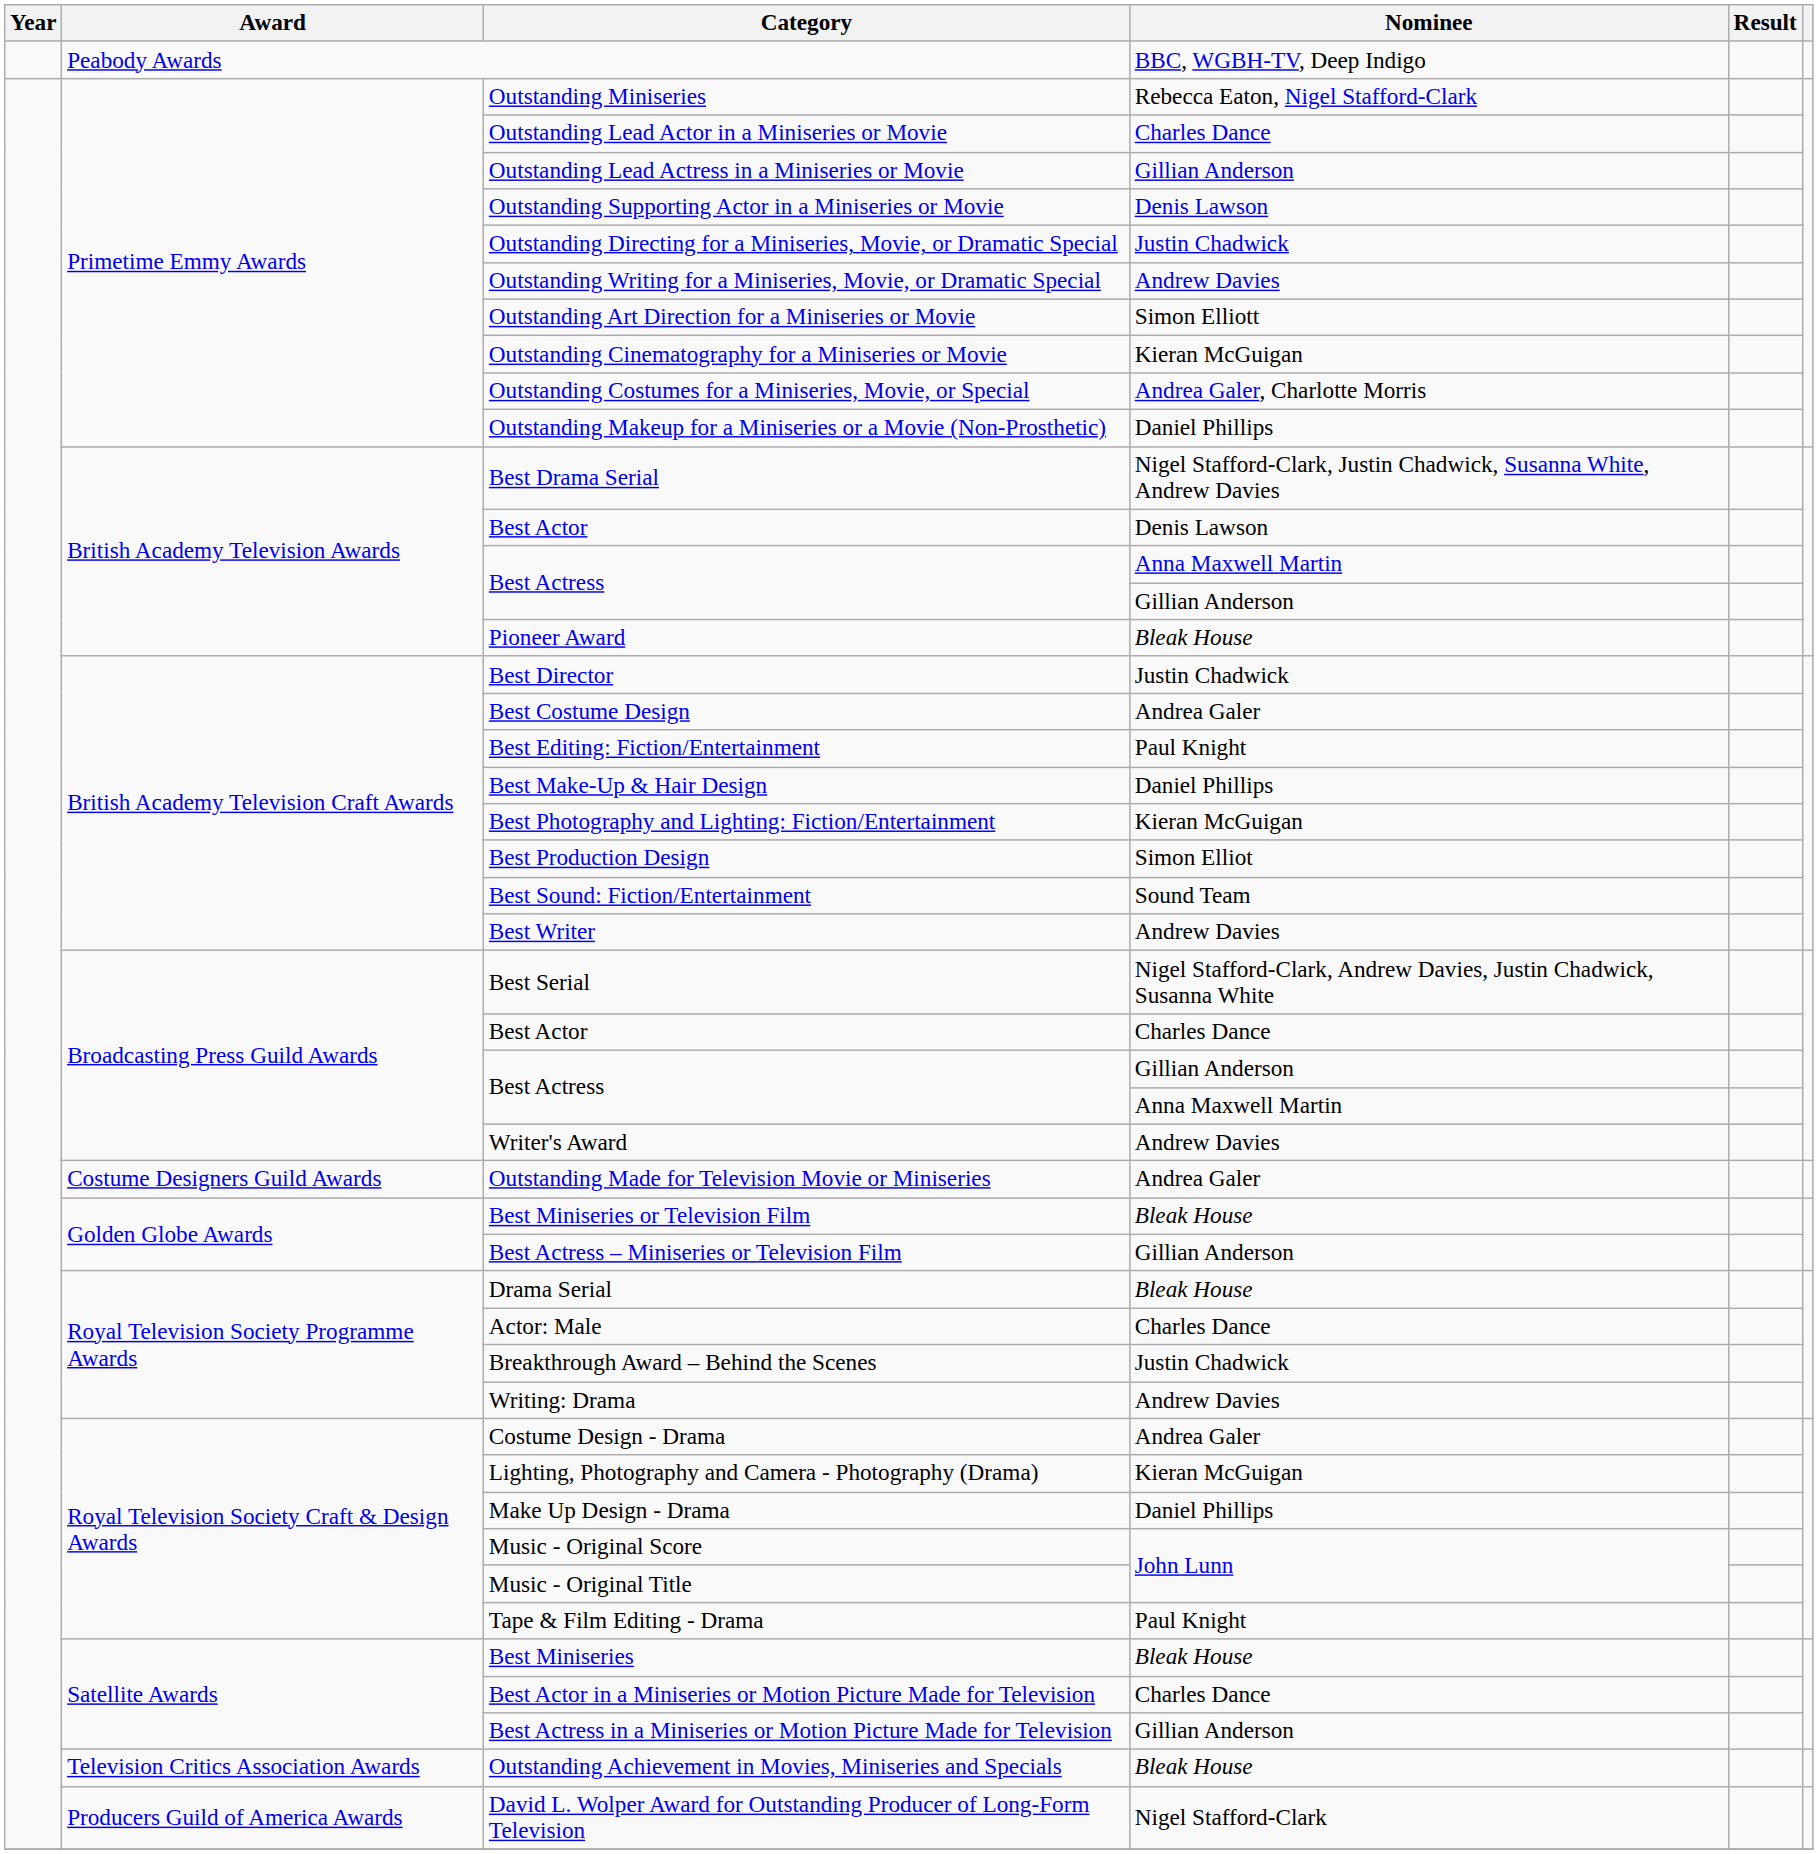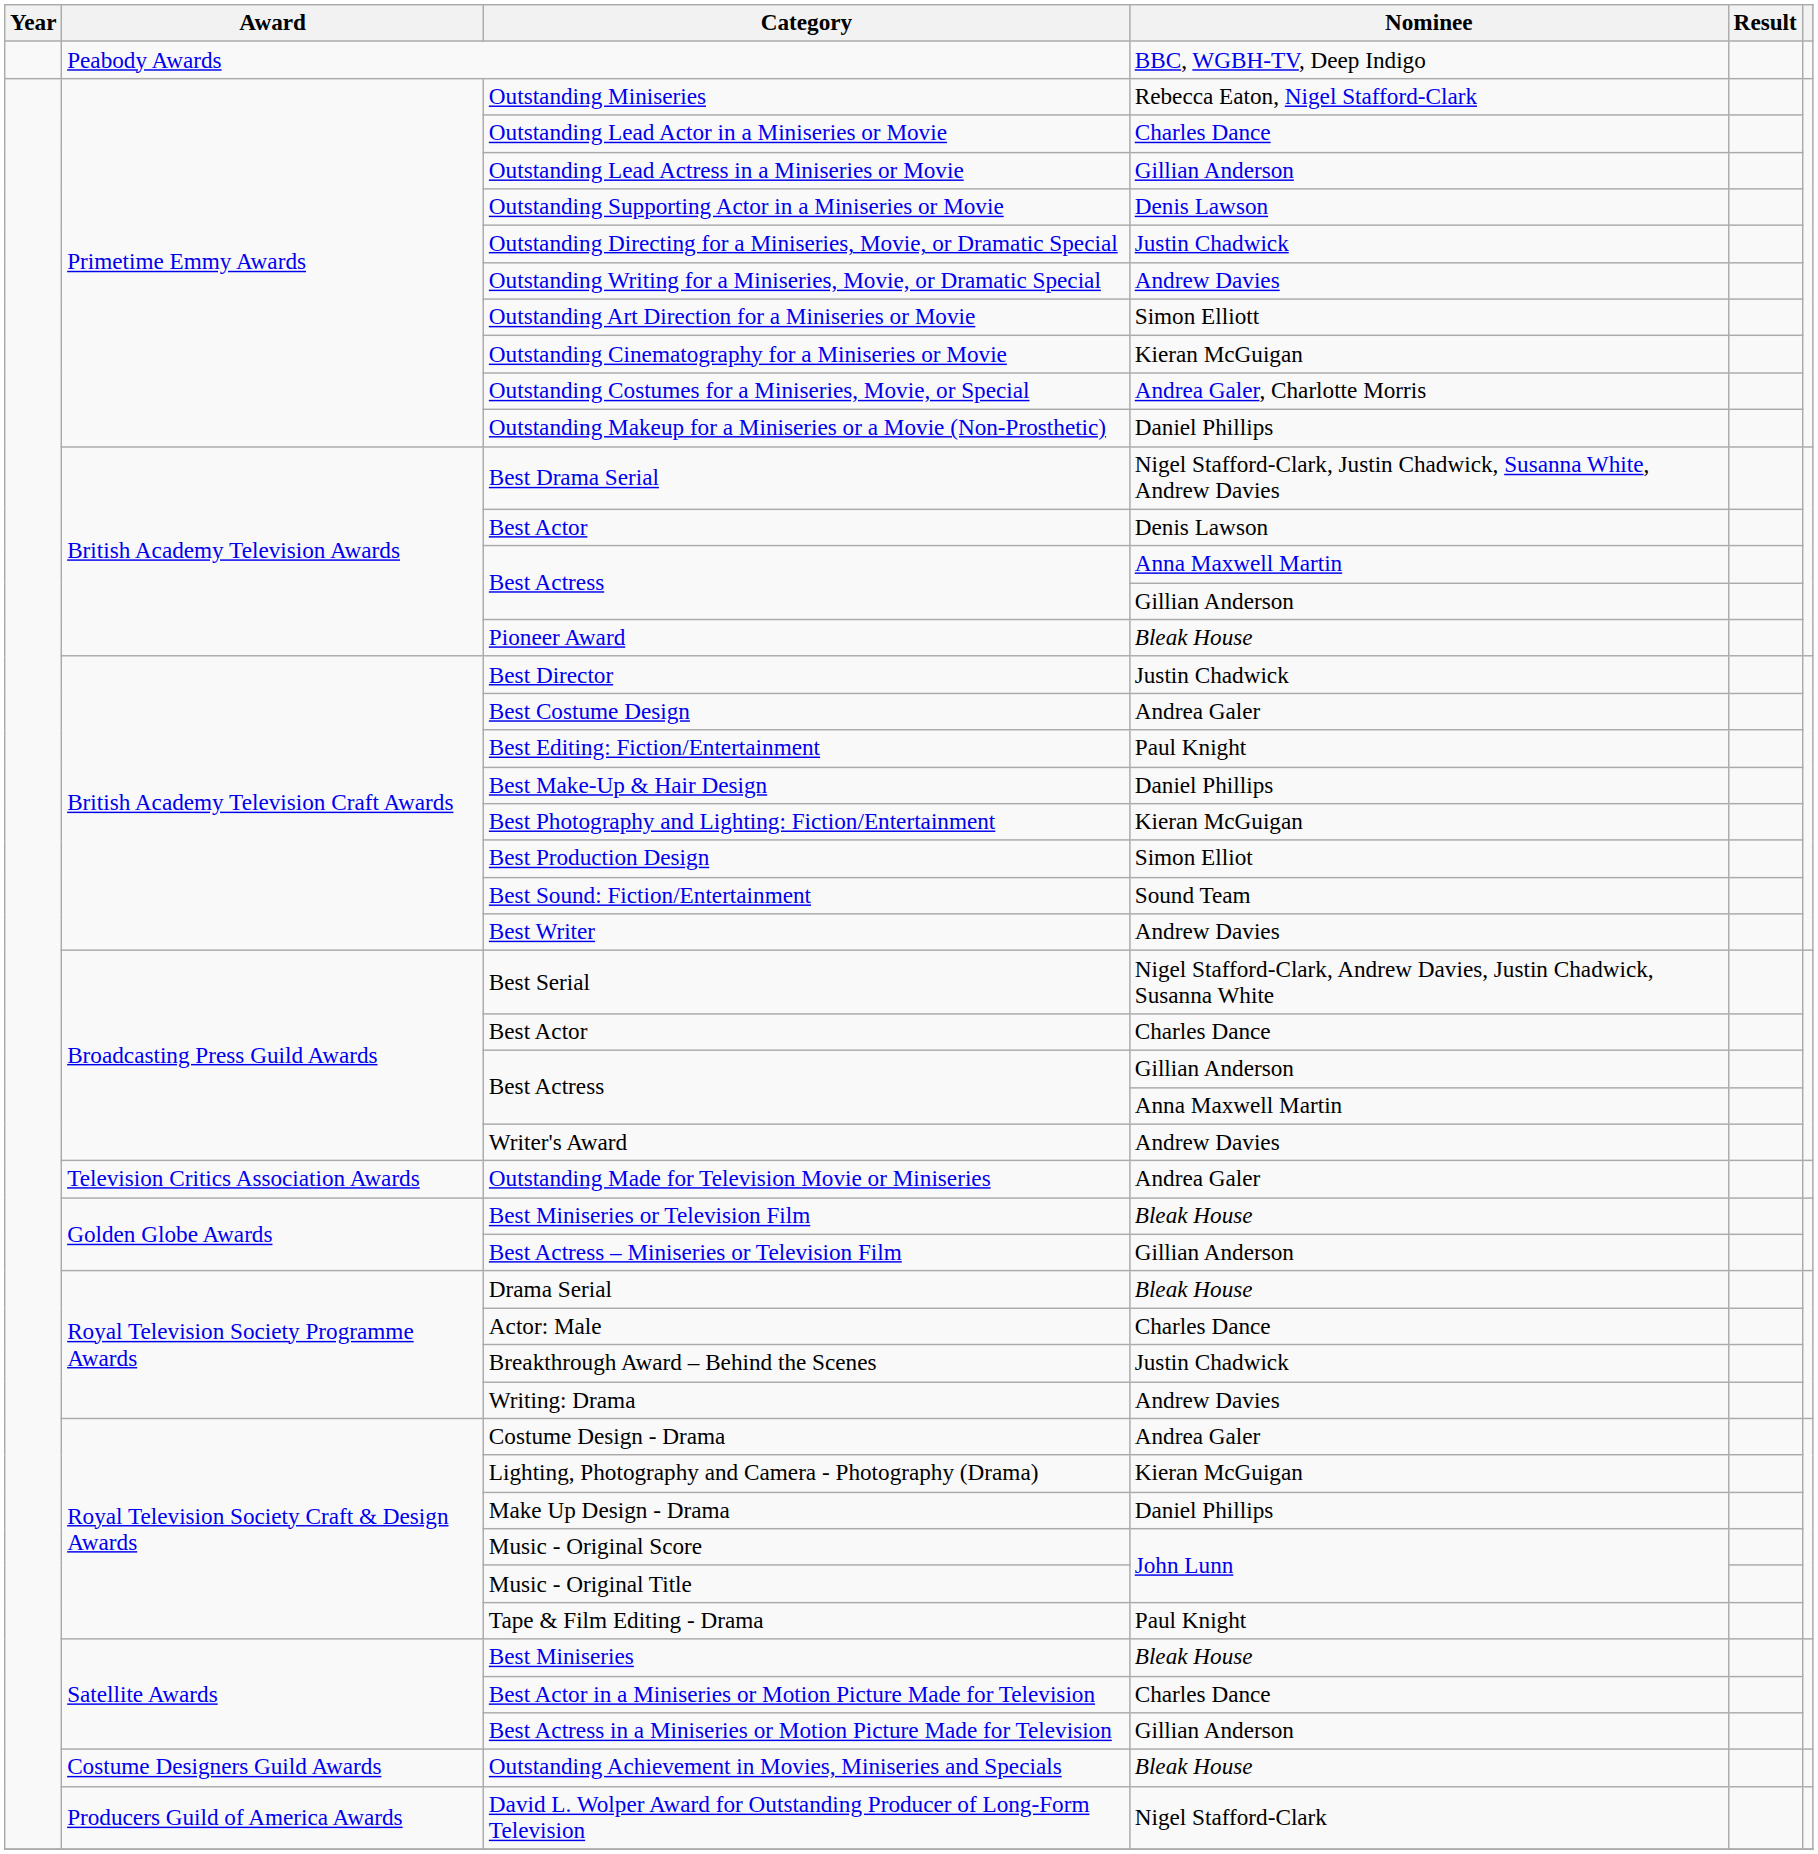(224, 1178) Costume Designers Guild Awards -> (243, 1178) Television Critics Association Awards
(243, 1767) Television Critics Association Awards -> (224, 1767) Costume Designers Guild Awards
